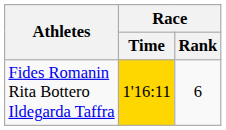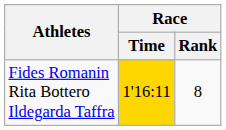(198, 92) 6 -> (198, 92) 8
